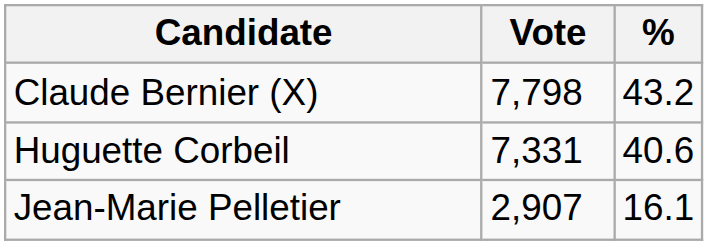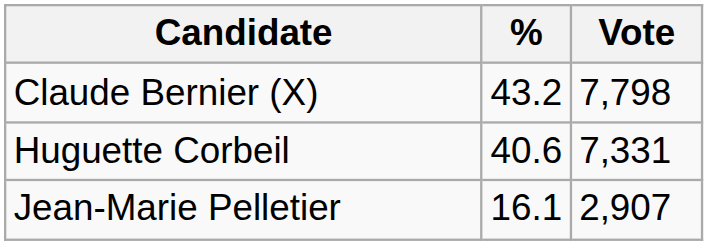columns swapped: (548, 33) <-> (658, 33)
